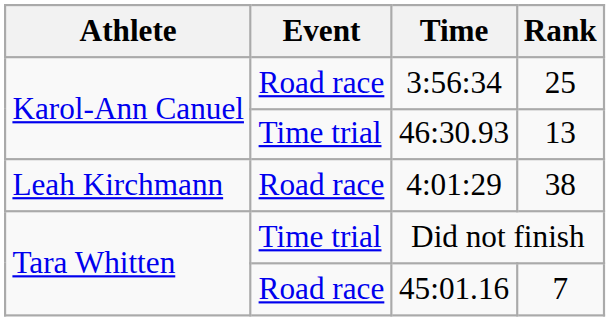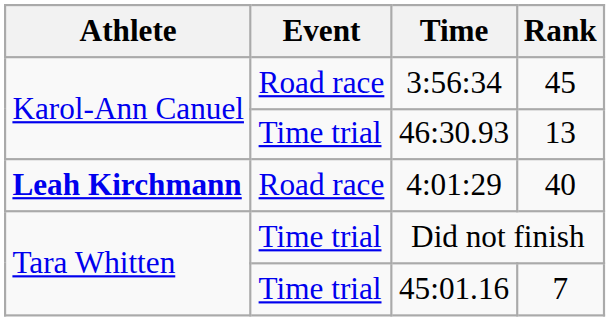(560, 82) 25 -> (560, 82) 45
(118, 185) normal -> (127, 185) bold
(560, 185) 38 -> (560, 185) 40
(321, 288) Road race -> (320, 288) Time trial
